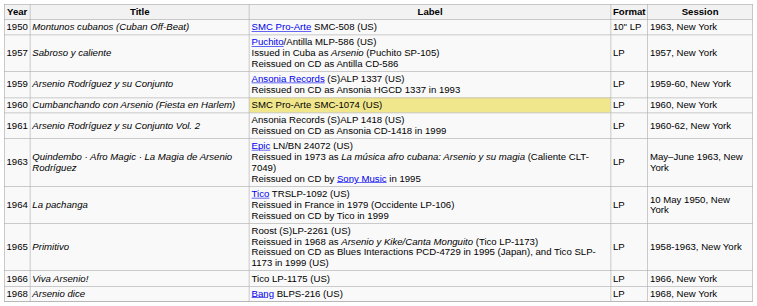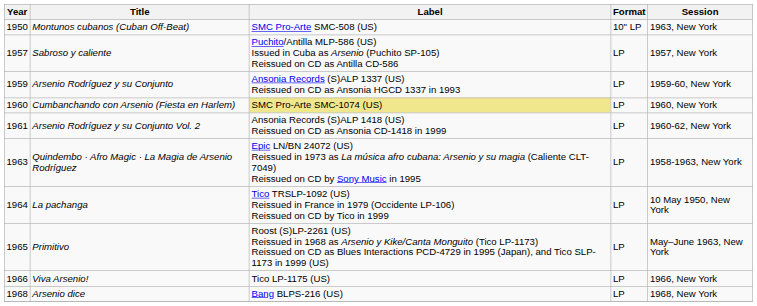(696, 162) May–June 1963, New York -> (696, 162) 1958-1963, New York
(696, 247) 1958-1963, New York -> (696, 247) May–June 1963, New York
